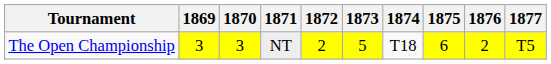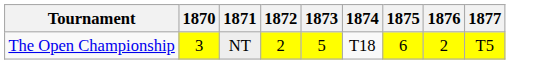- column: (199, 18)
